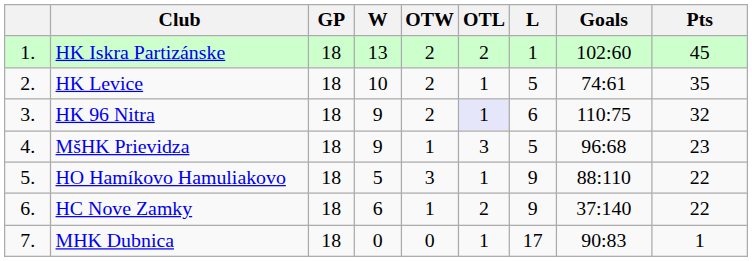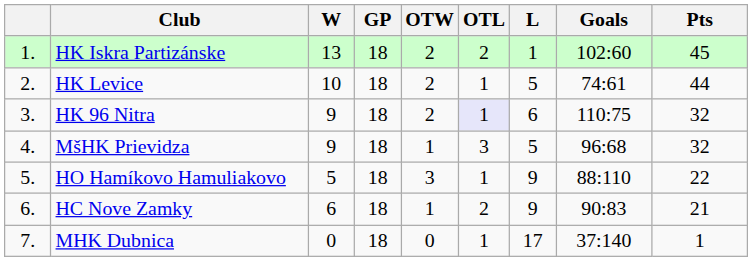columns swapped: (331, 20) <-> (378, 20)
(700, 83) 35 -> (700, 83) 44
(700, 146) 23 -> (700, 146) 32
(604, 209) 37:140 -> (604, 209) 90:83
(700, 209) 22 -> (700, 209) 21
(604, 240) 90:83 -> (604, 240) 37:140
